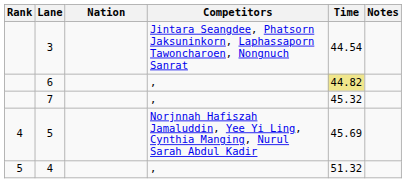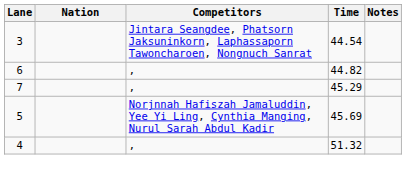- column: (20, 13)
(346, 83) khaki background -> (346, 71) no background
(346, 100) 45.32 -> (346, 88) 45.29
